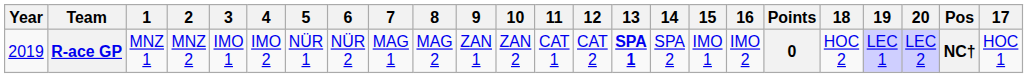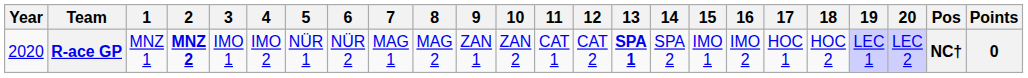columns swapped: (1001, 17) <-> (792, 17)
(26, 51) 2019 -> (26, 51) 2020
(189, 51) normal -> (189, 51) bold
